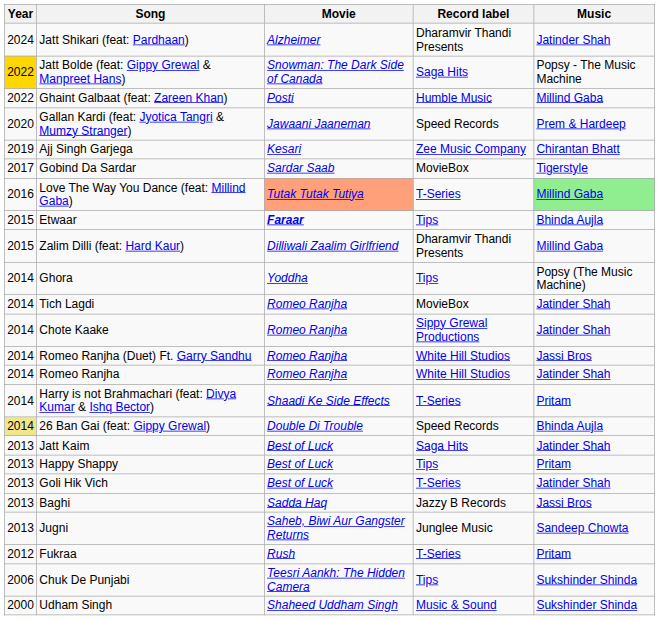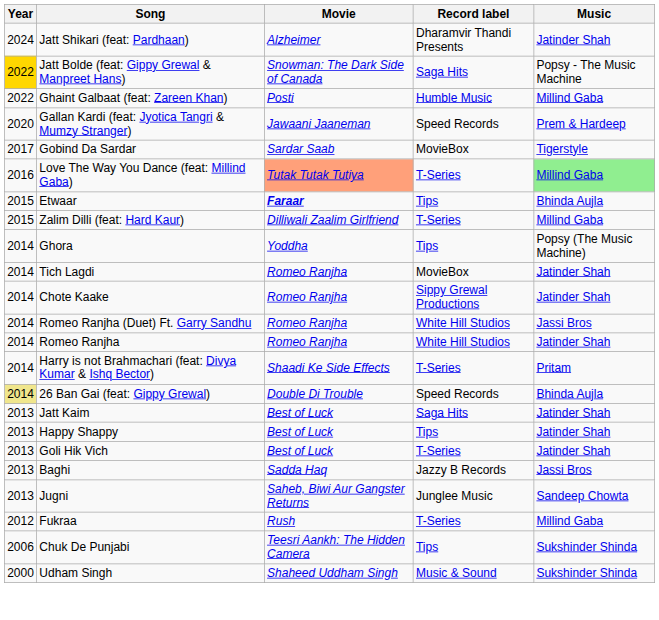- row: (86, 149)
(464, 246) Dharamvir Thandi Presents -> (438, 220) T-Series
(554, 464) Pritam -> (573, 432) Jatinder Shah
(554, 554) Pritam -> (570, 521) Millind Gaba
